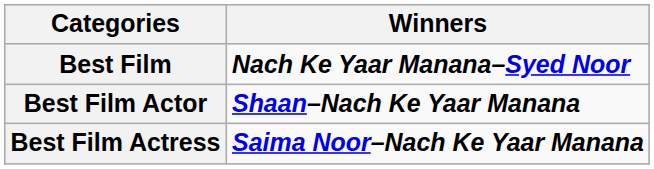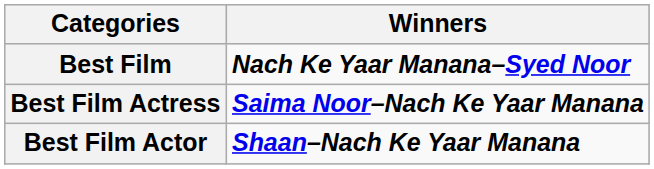rows swapped: (115, 103) <-> (116, 143)
